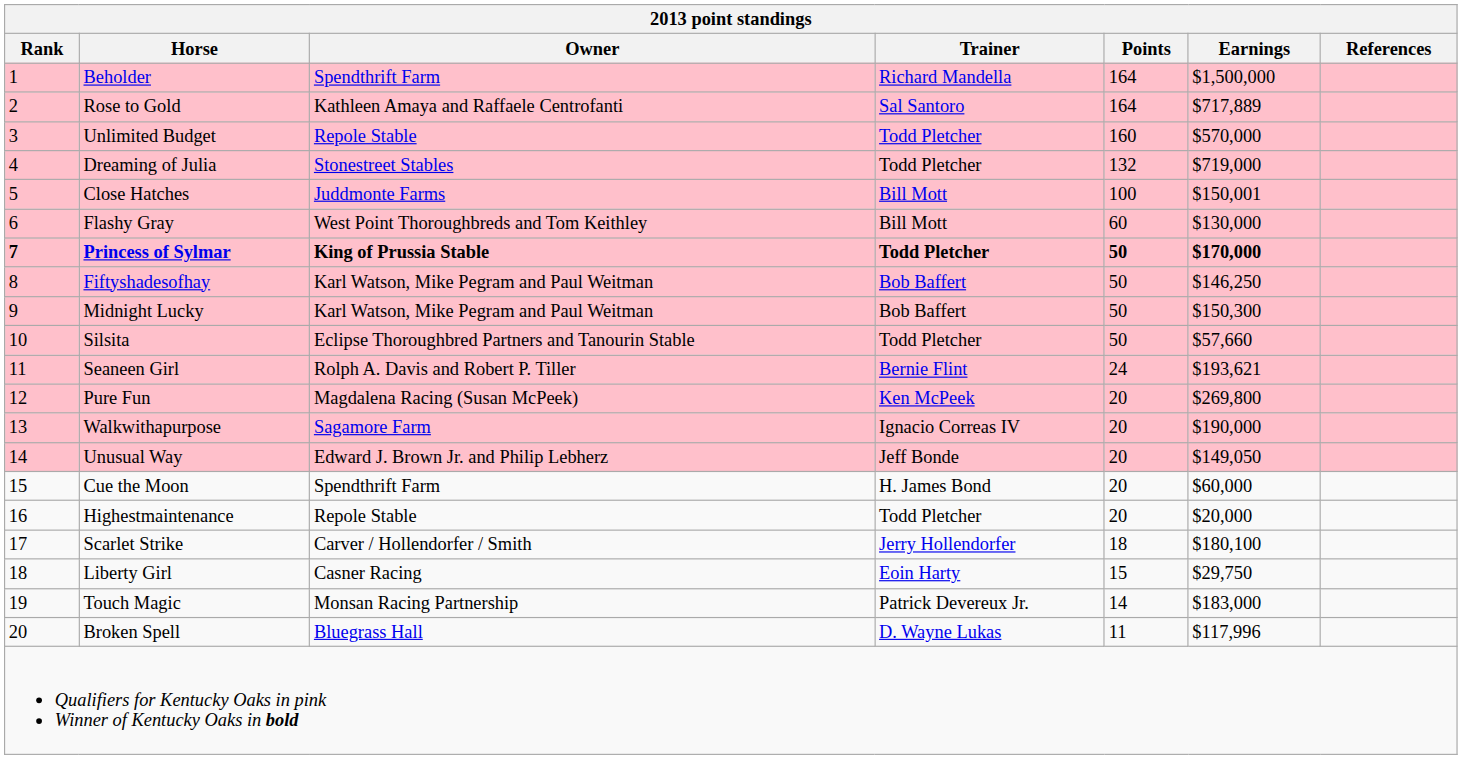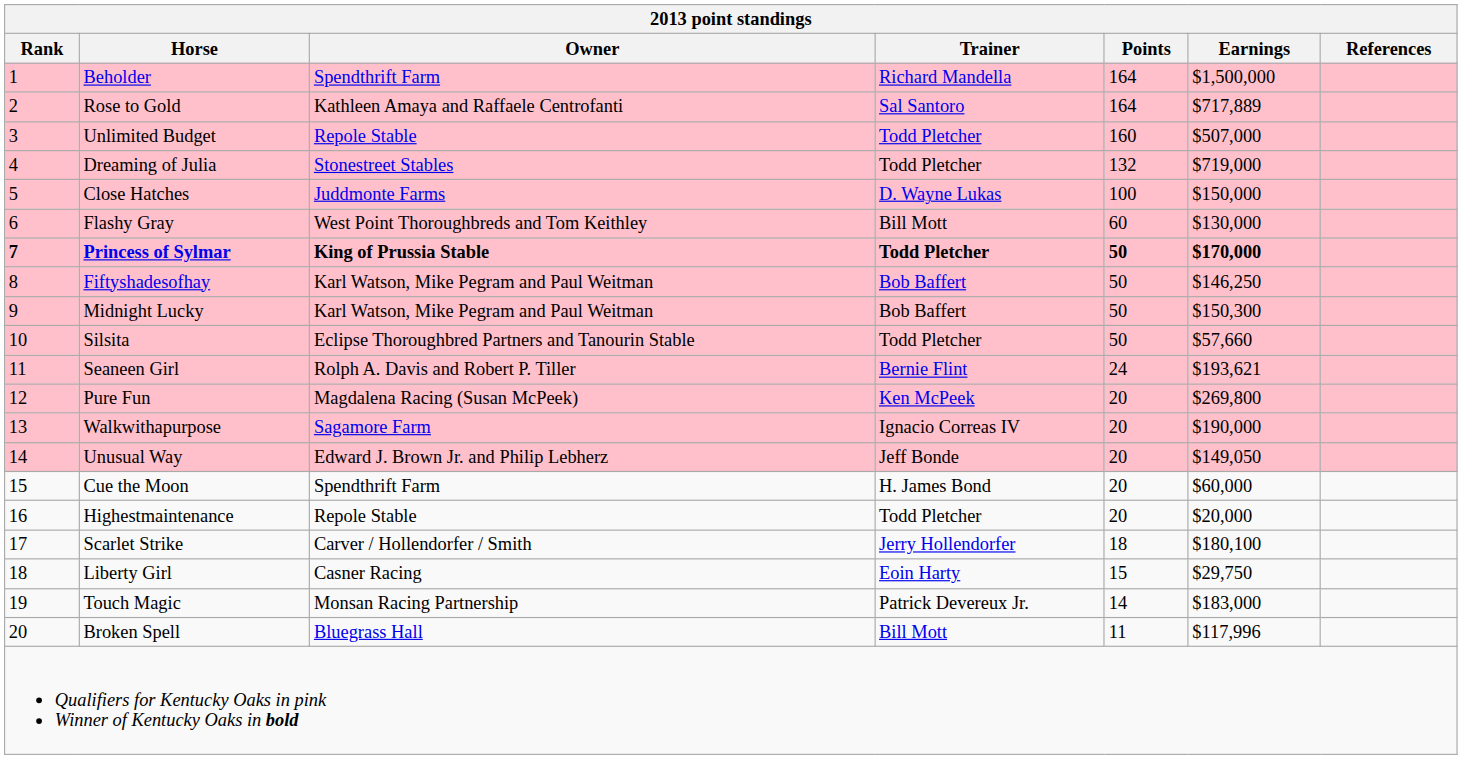(1227, 135) $570,000 -> (1227, 135) $507,000
(913, 194) Bill Mott -> (940, 194) D. Wayne Lukas
(1227, 194) $150,001 -> (1227, 194) $150,000
(940, 631) D. Wayne Lukas -> (913, 631) Bill Mott
